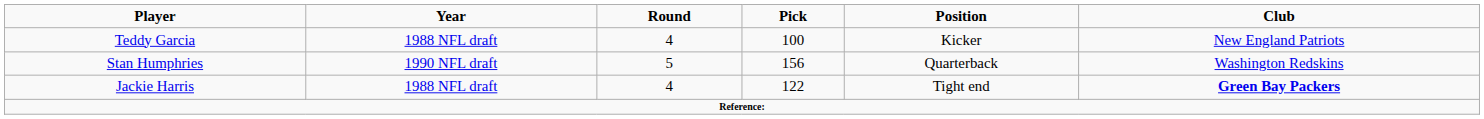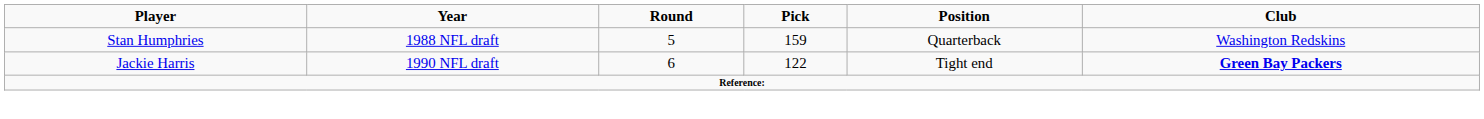- row: (155, 39)
(451, 63) 1990 NFL draft -> (452, 39) 1988 NFL draft
(793, 63) 156 -> (795, 39) 159
(451, 87) 1988 NFL draft -> (452, 63) 1990 NFL draft
(669, 87) 4 -> (671, 63) 6
